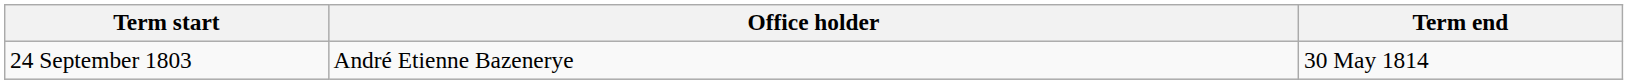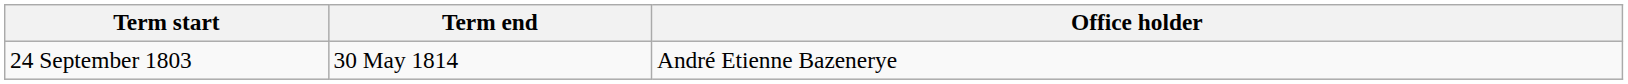columns swapped: (1460, 23) <-> (813, 23)
